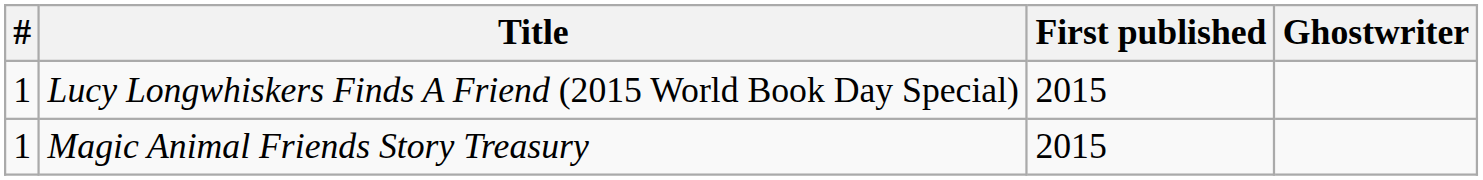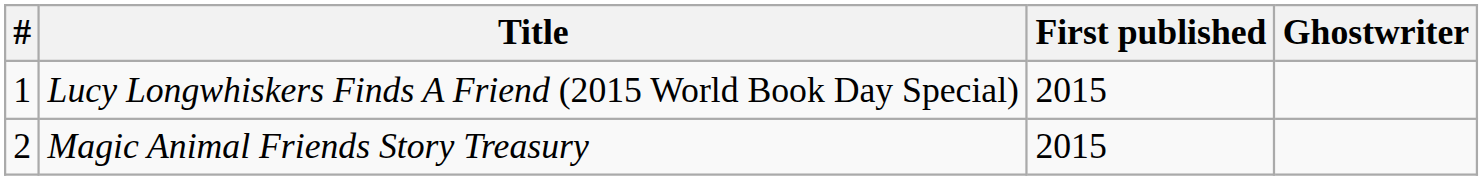(22, 145) 1 -> (22, 145) 2
